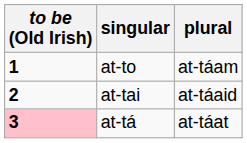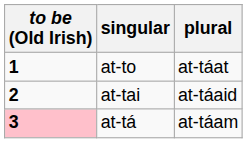(208, 66) at-táam -> (203, 66) at-táat
(203, 123) at-táat -> (208, 123) at-táam
